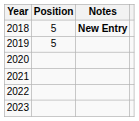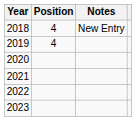(54, 28) 5 -> (54, 28) 4
(103, 28) bold -> (101, 28) normal
(54, 44) 5 -> (54, 44) 4
